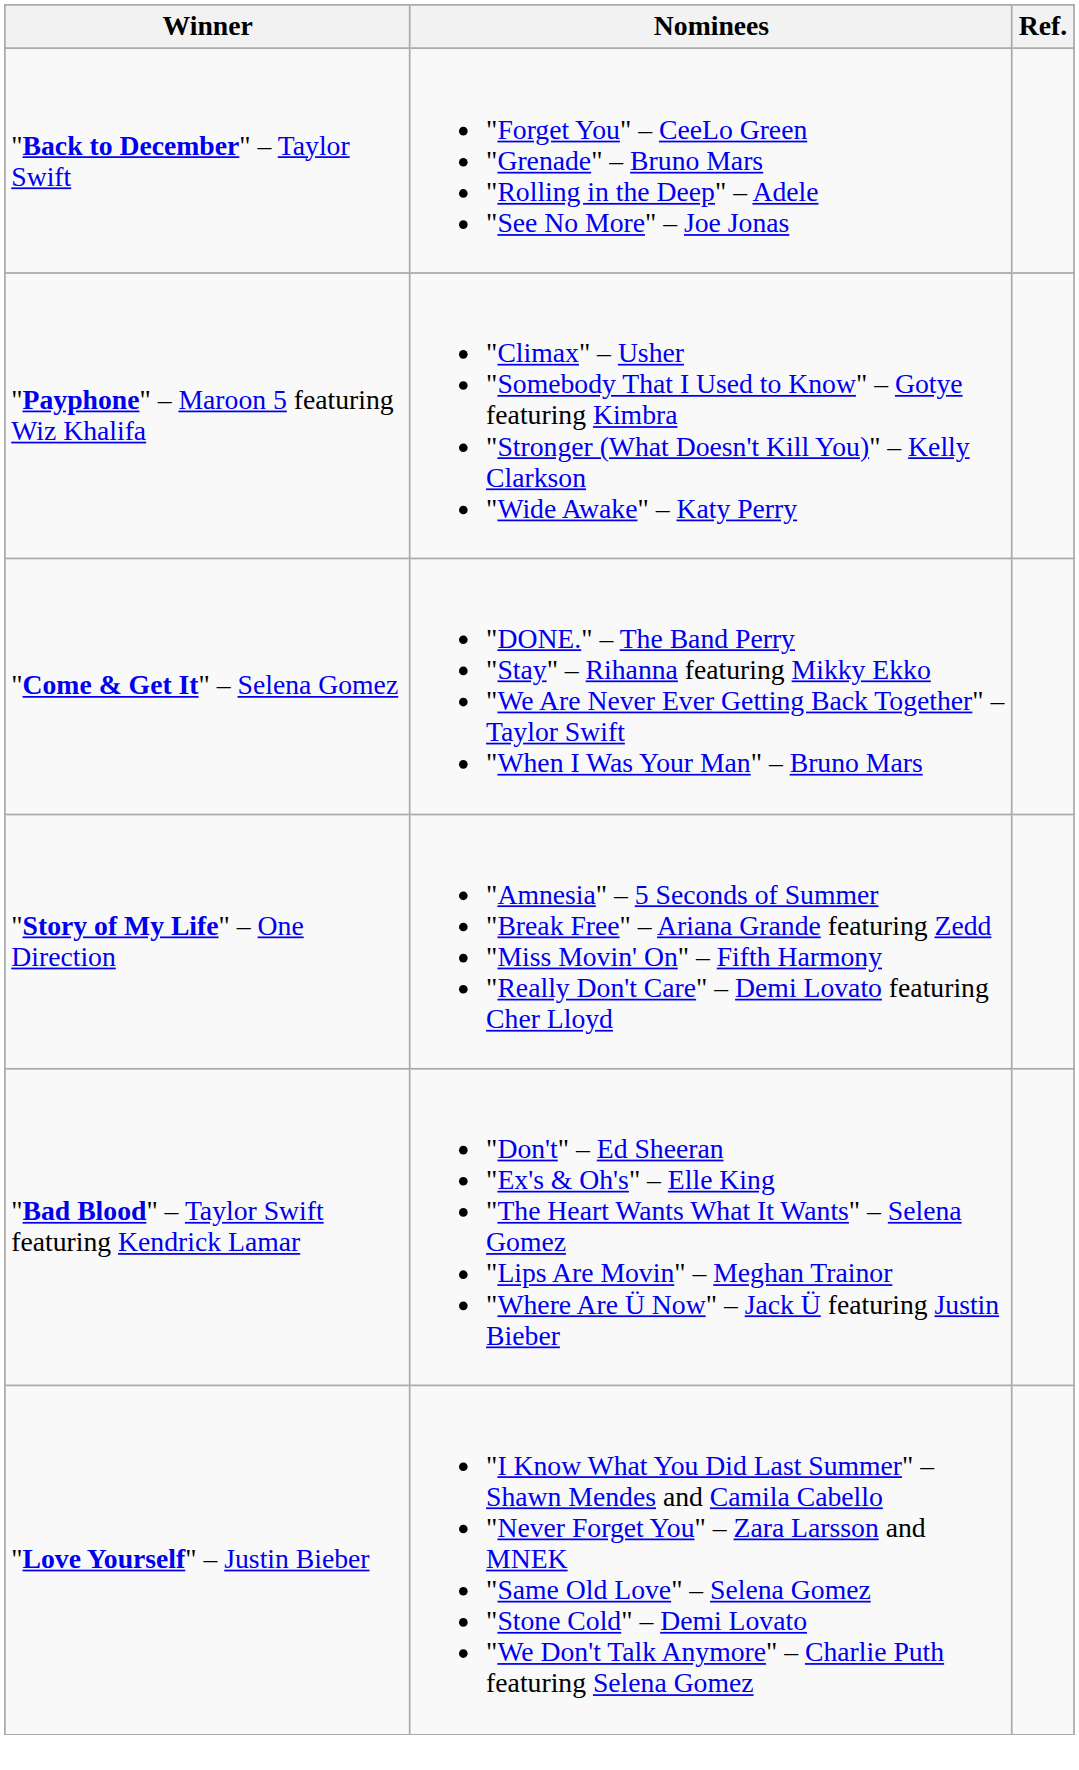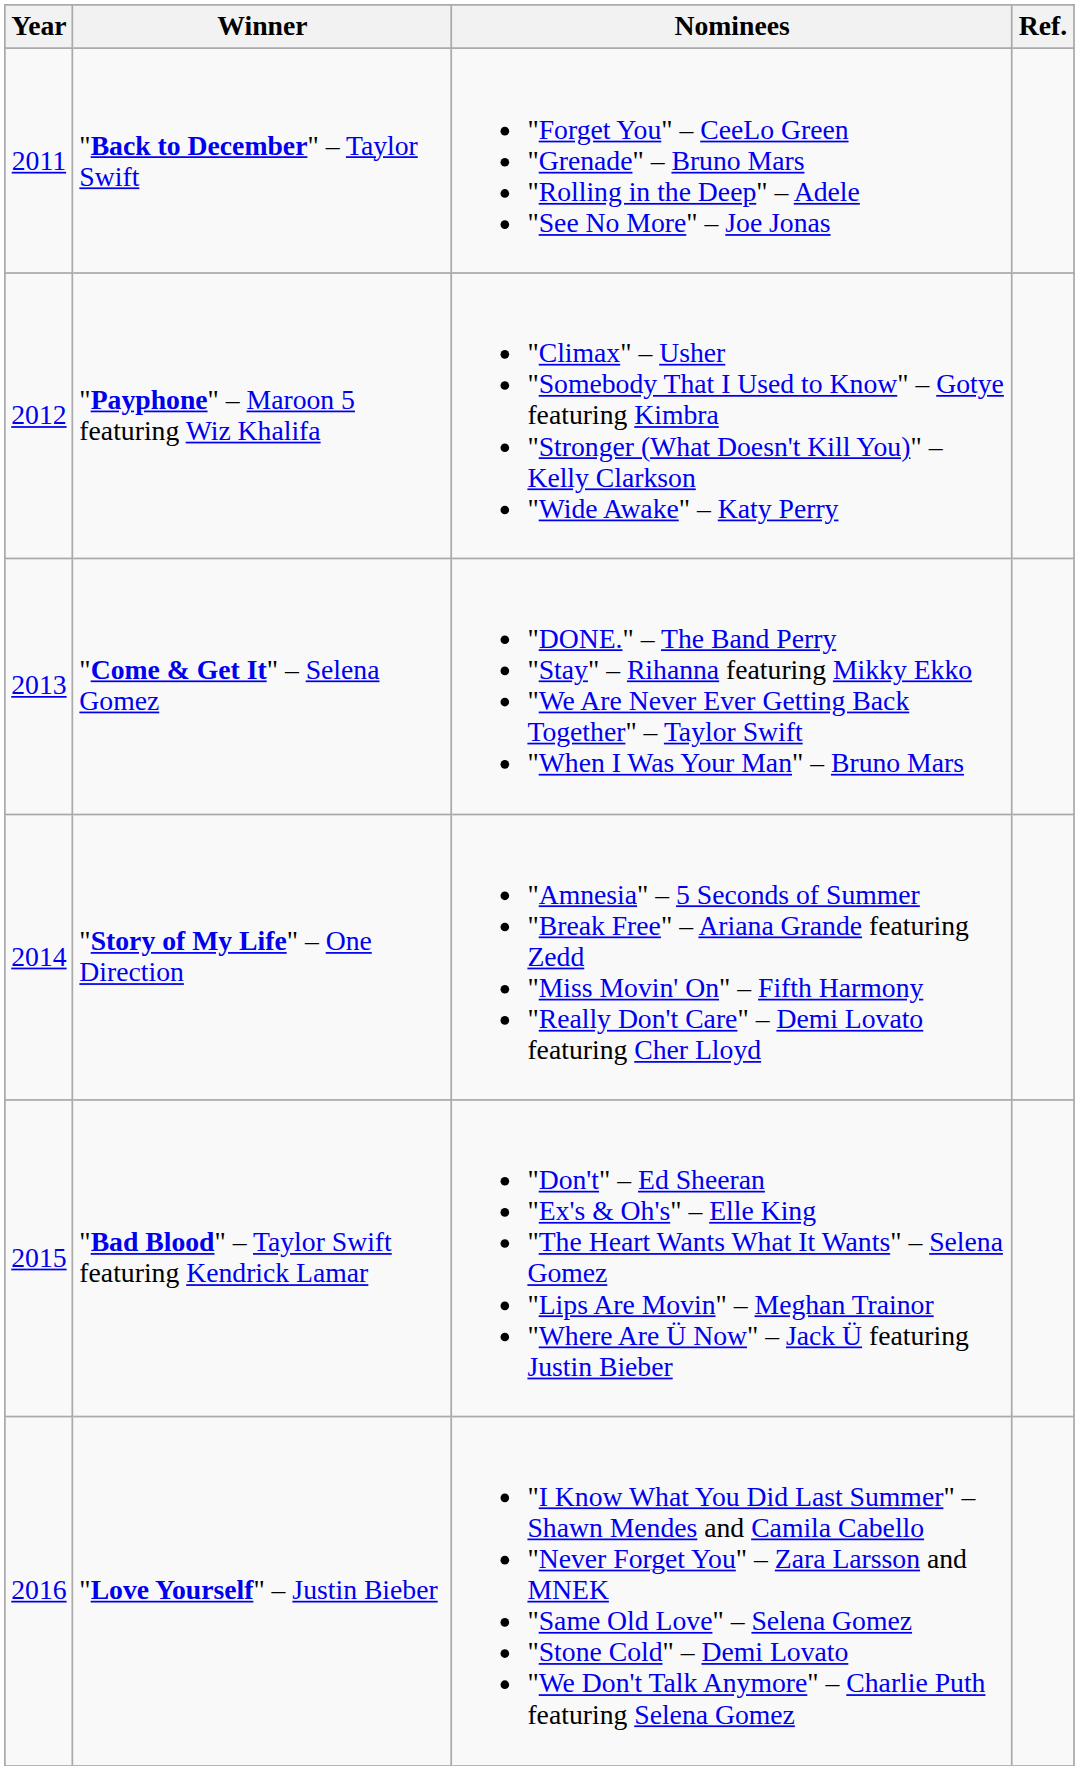+ column: (39, 26)
